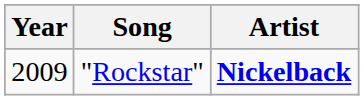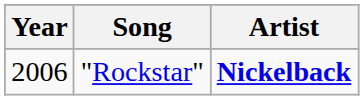(40, 71) 2009 -> (40, 71) 2006
